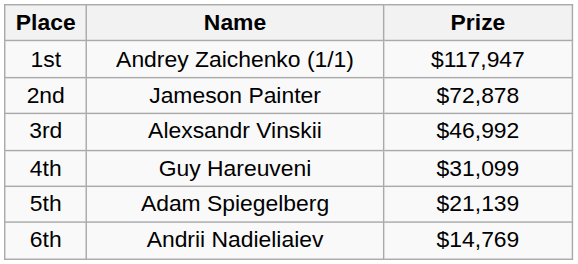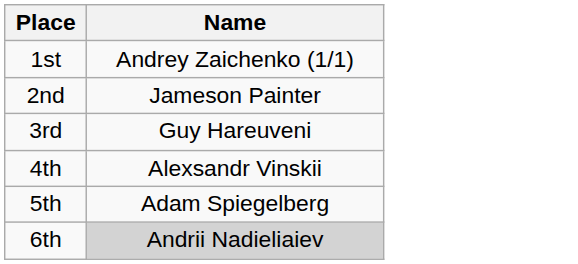- column: (478, 22)
(235, 131) Alexsandr Vinskii -> (235, 131) Guy Hareuveni
(235, 167) Guy Hareuveni -> (235, 167) Alexsandr Vinskii
(235, 240) no background -> (235, 240) lightgrey background
